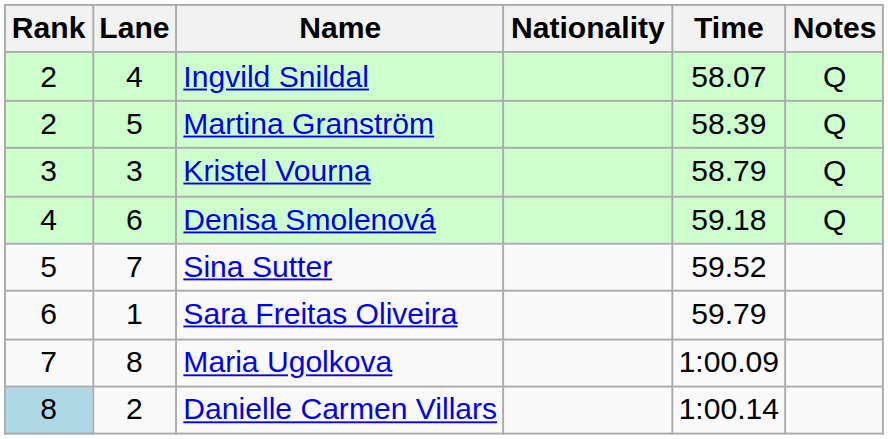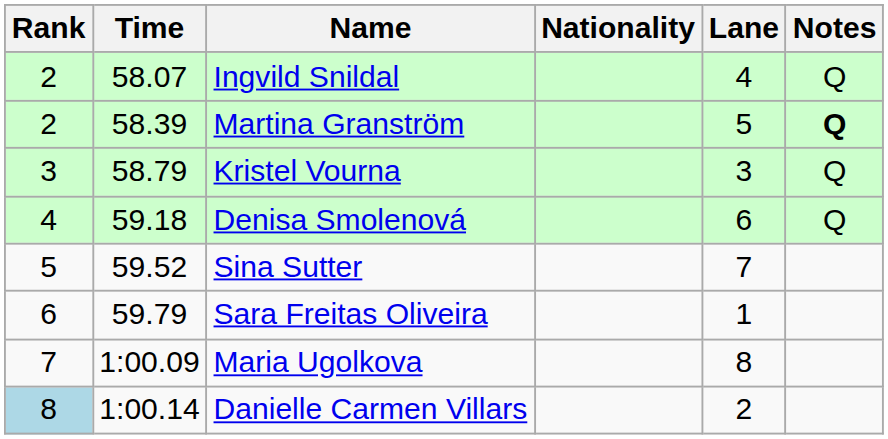columns swapped: (134, 28) <-> (729, 28)
(835, 123) normal -> (835, 123) bold
